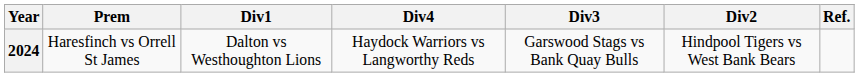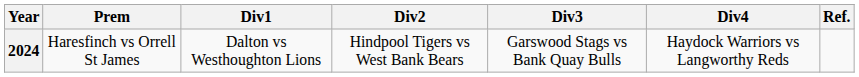columns swapped: (742, 16) <-> (418, 16)
